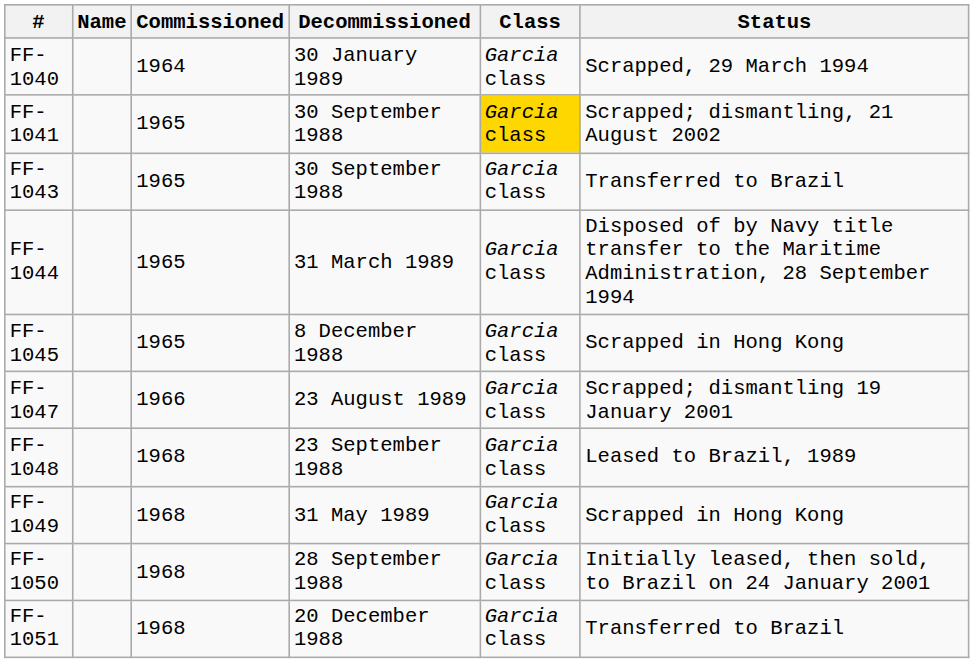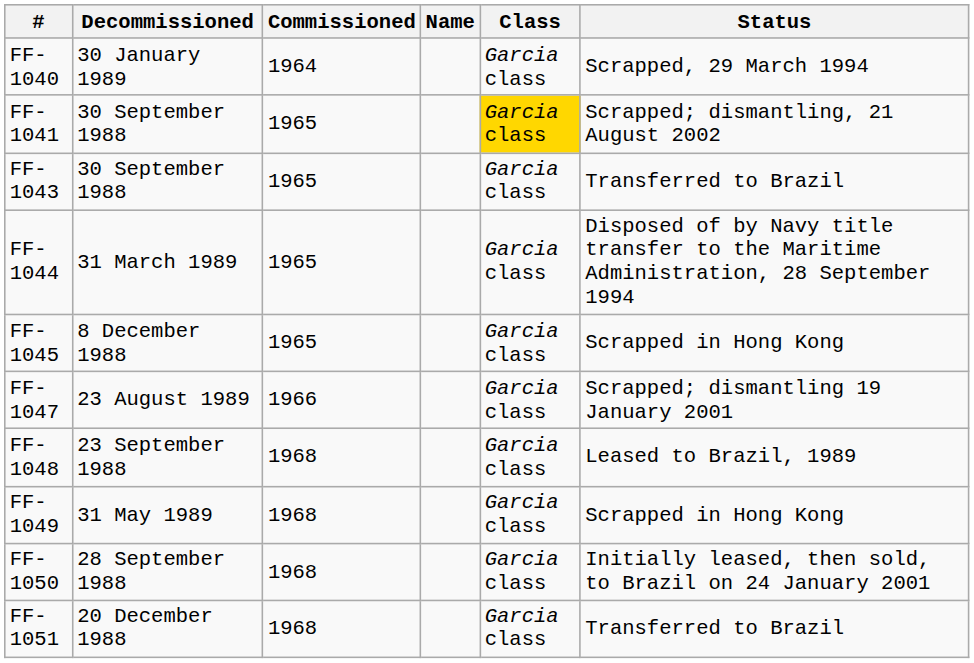columns swapped: (102, 22) <-> (384, 22)
